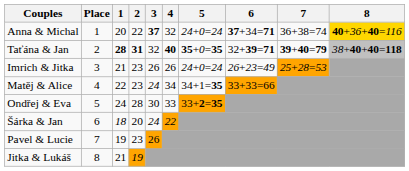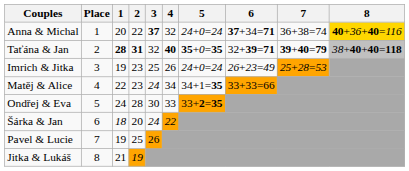(121, 67) 21 -> (121, 67) 19
(154, 67) 26 -> (154, 67) 25
(137, 139) 23 -> (137, 139) 25
